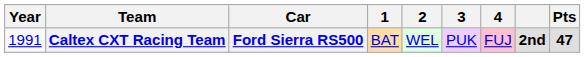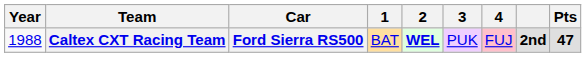(25, 40) 1991 -> (25, 40) 1988
(422, 40) normal -> (423, 40) bold
